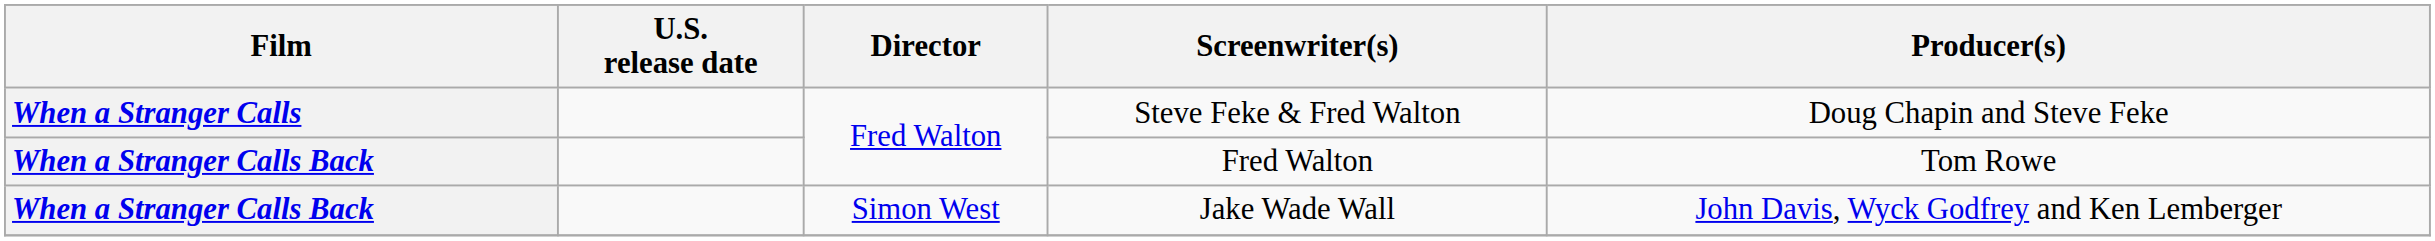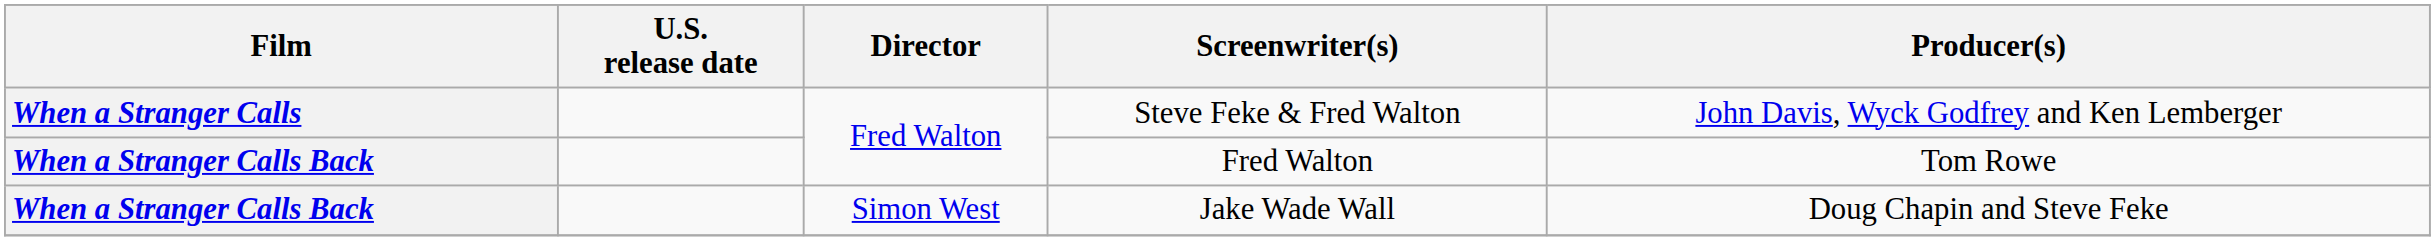(1989, 112) Doug Chapin and Steve Feke -> (1989, 112) John Davis, Wyck Godfrey and Ken Lemberger
(1989, 209) John Davis, Wyck Godfrey and Ken Lemberger -> (1989, 209) Doug Chapin and Steve Feke
